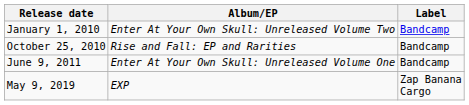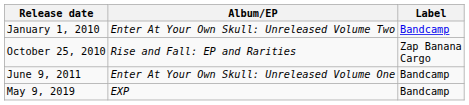(425, 46) Bandcamp -> (431, 52) Zap Banana Cargo
(431, 86) Zap Banana Cargo -> (425, 92) Bandcamp
